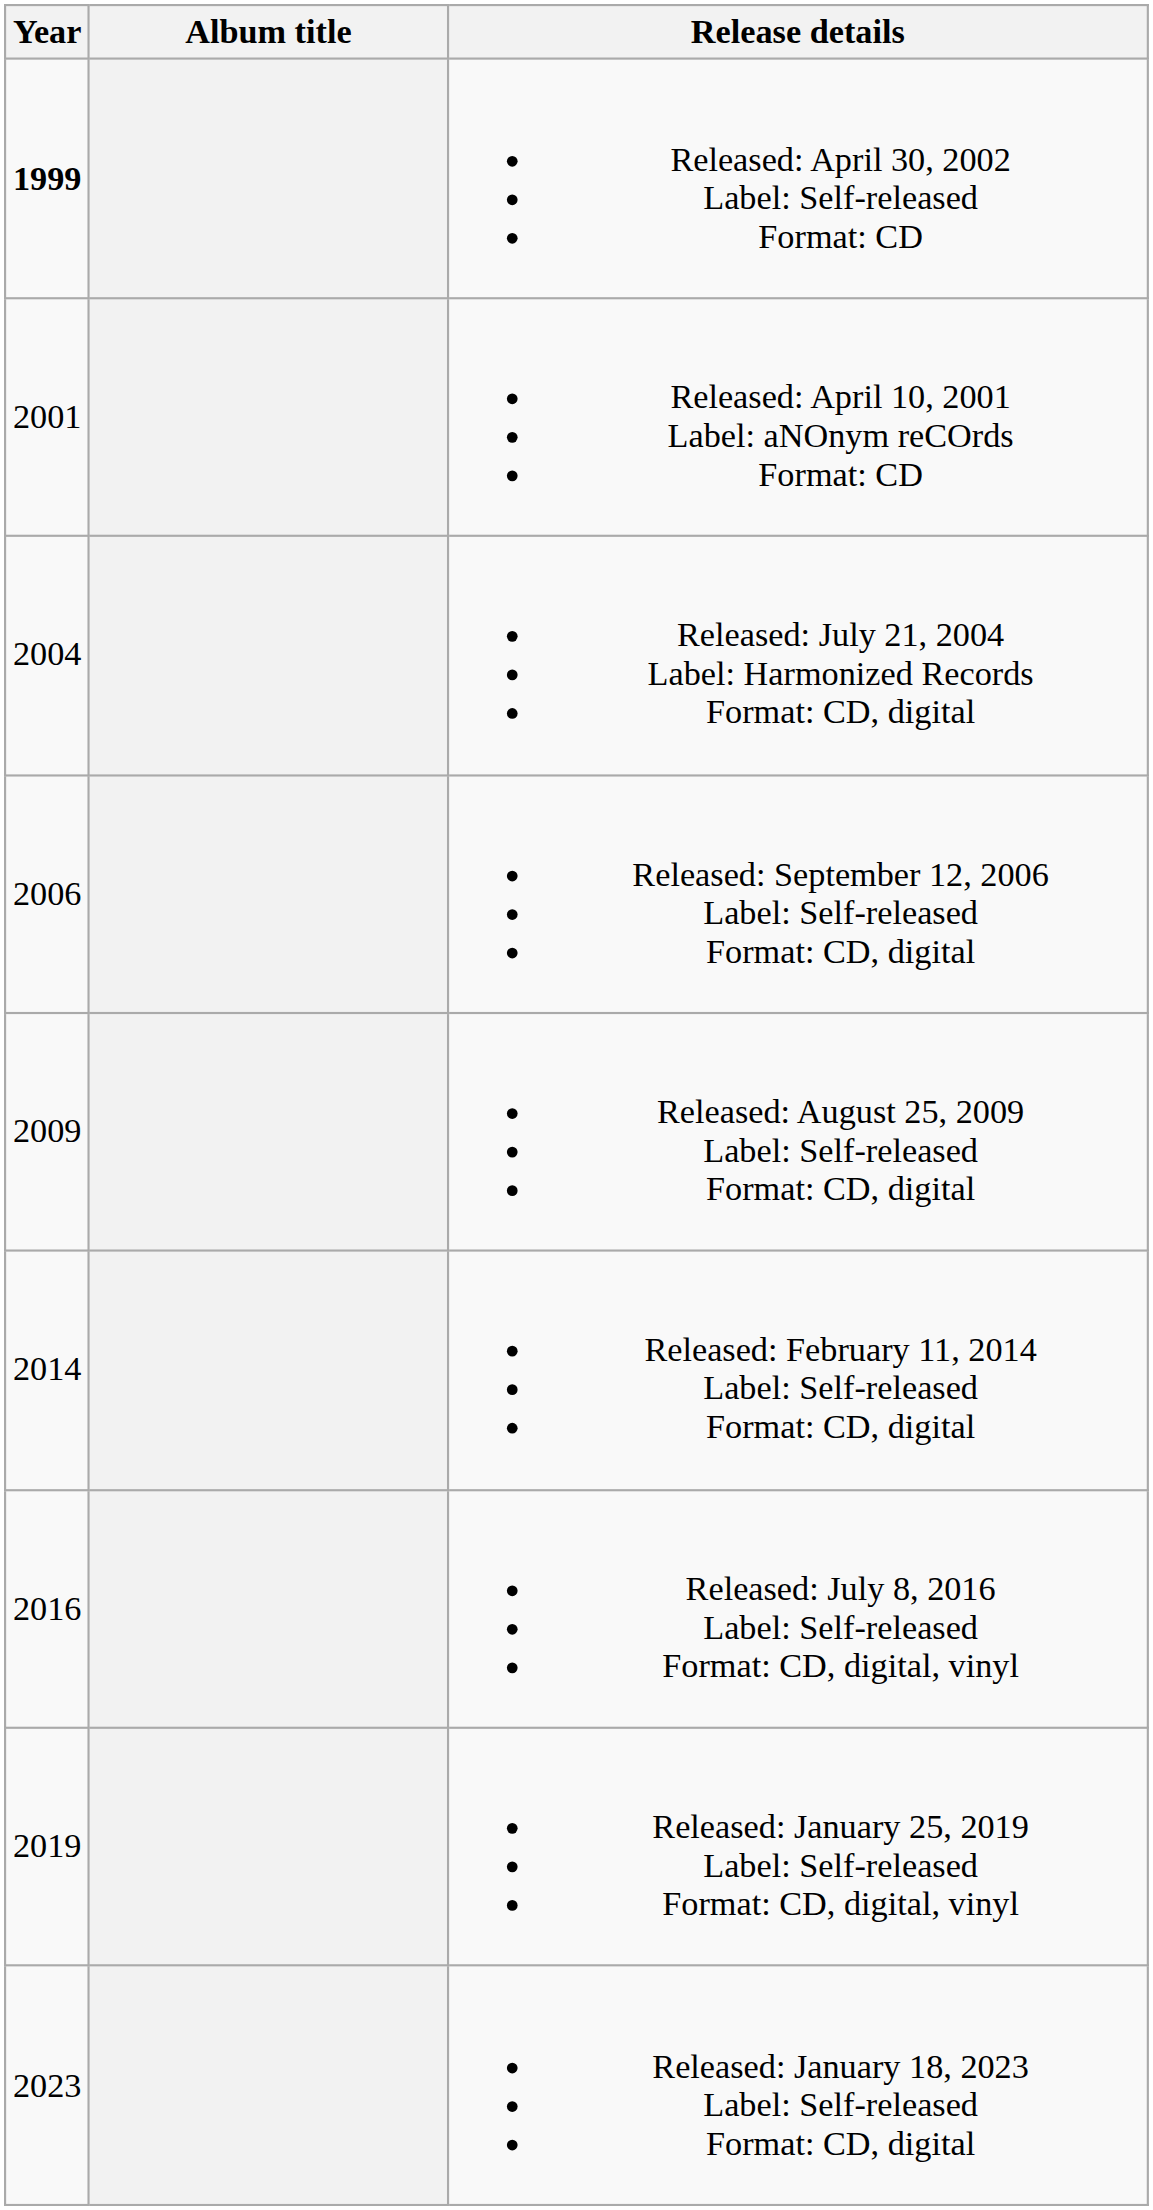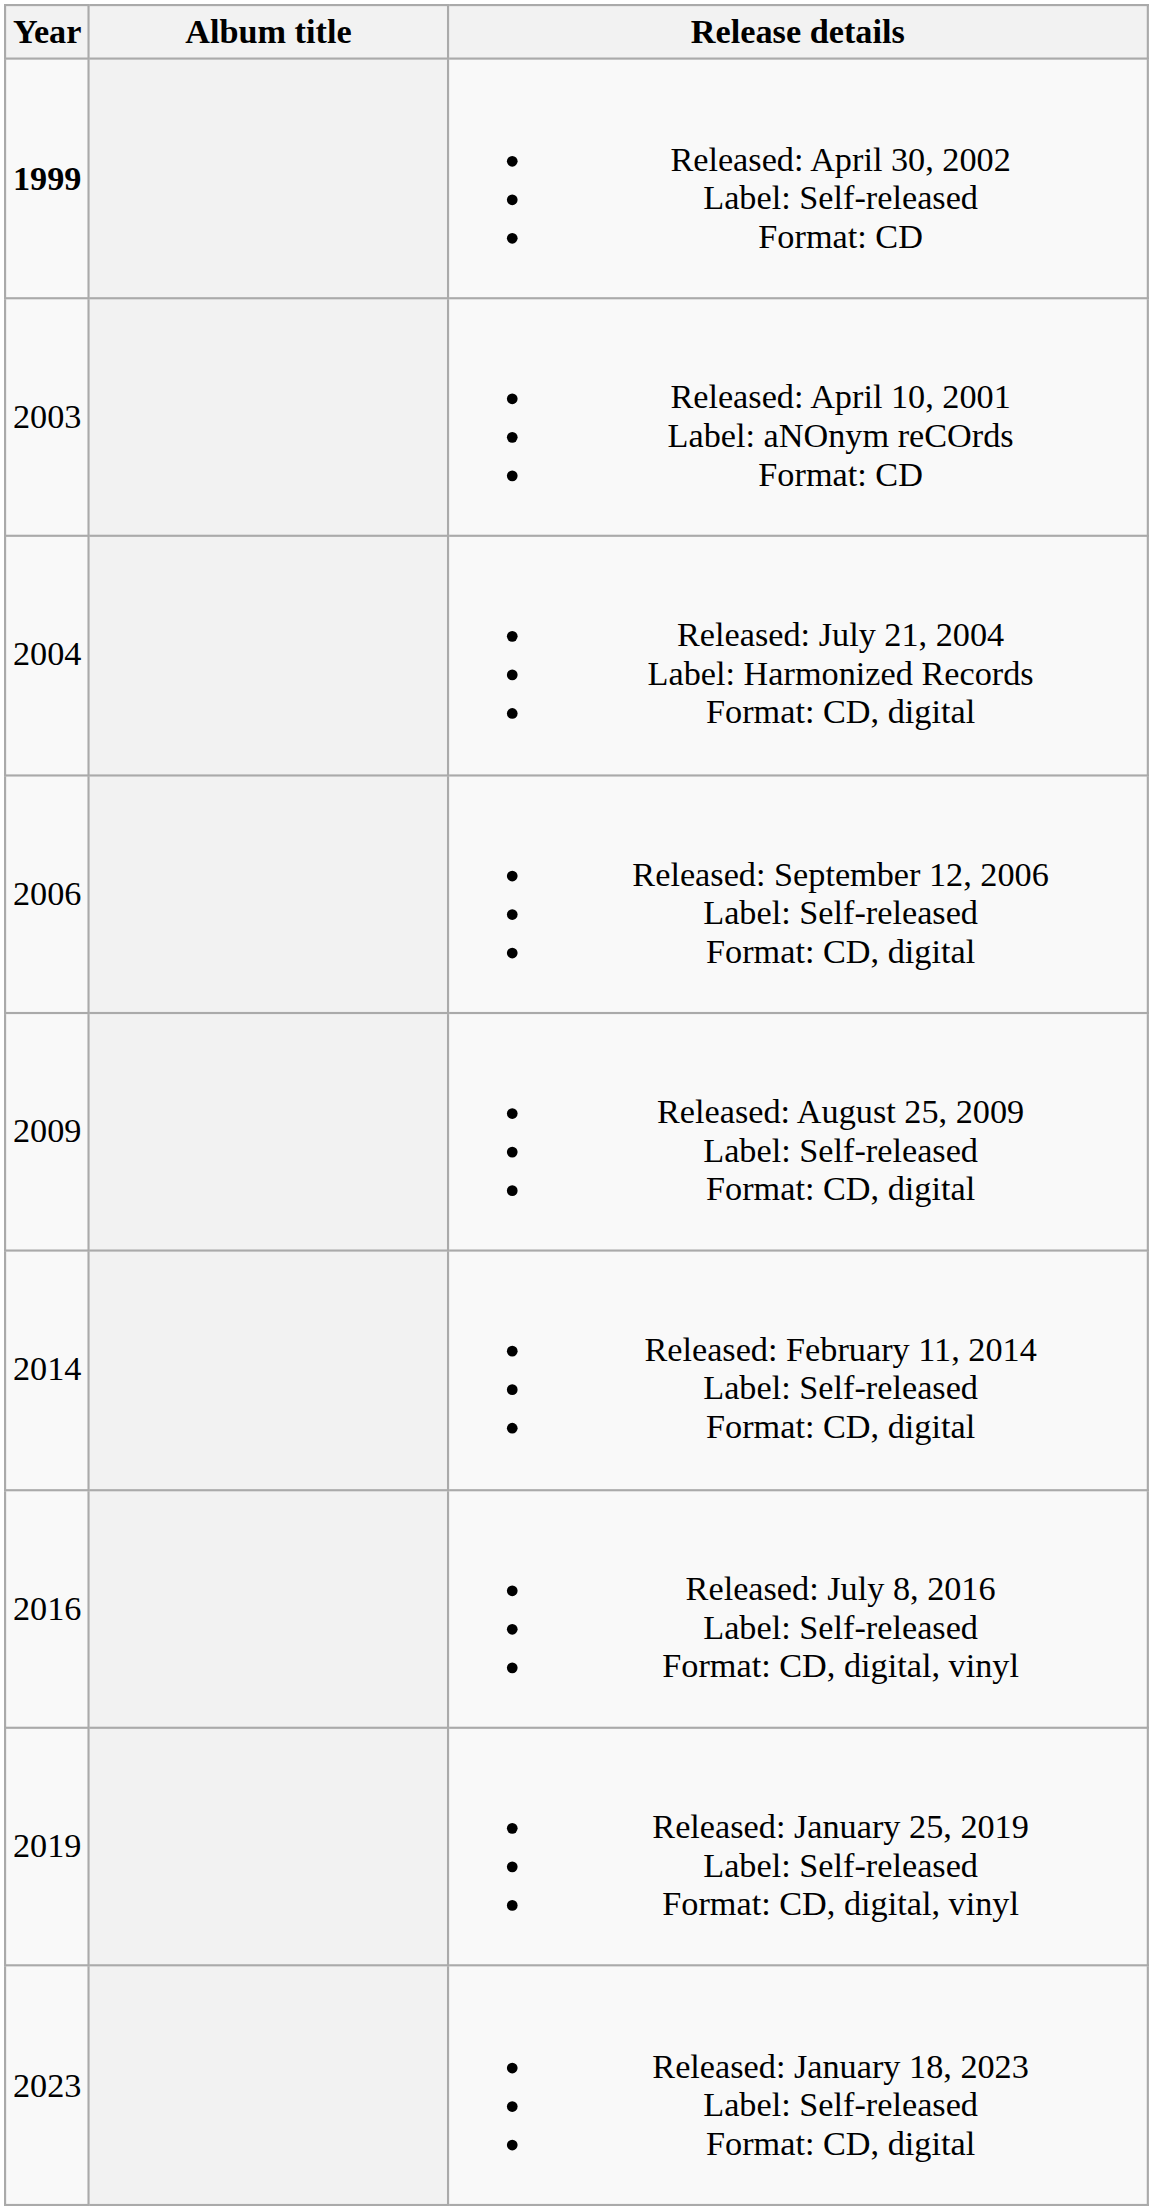(47, 416) 2001 -> (47, 416) 2003
